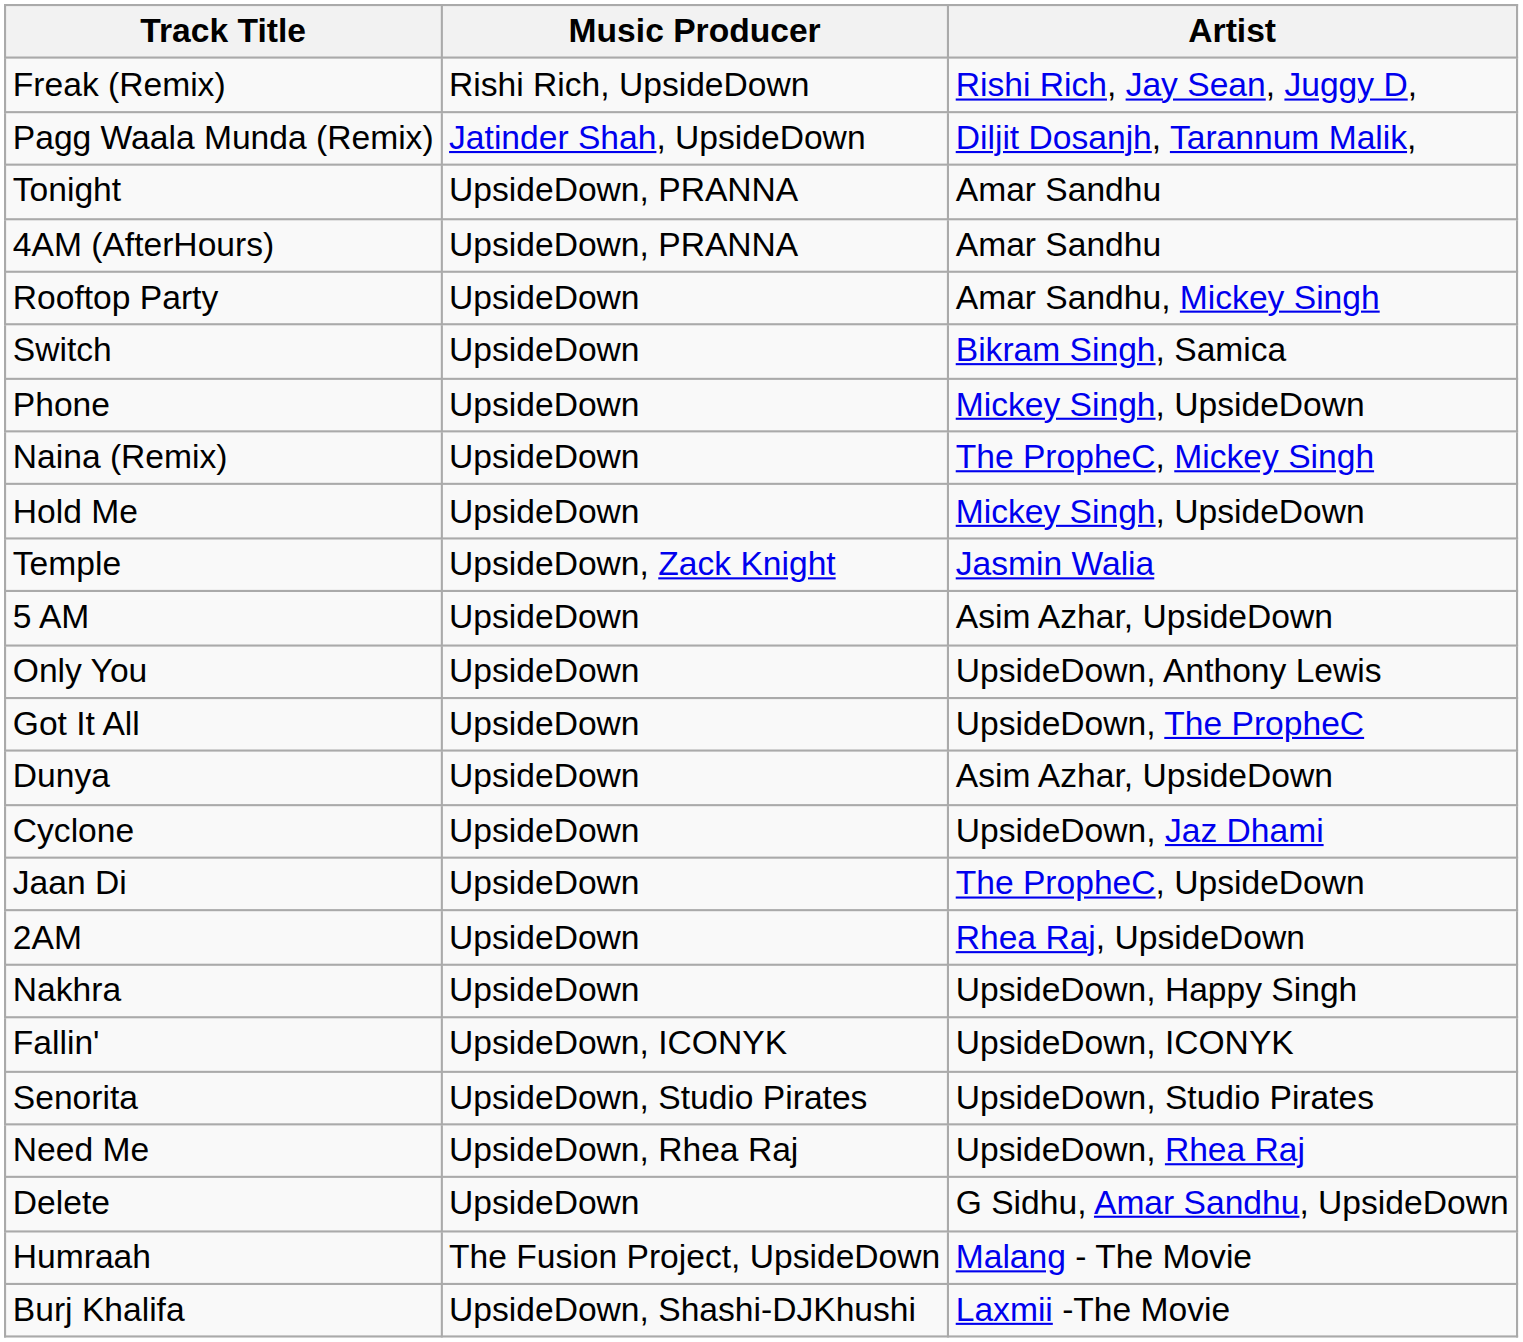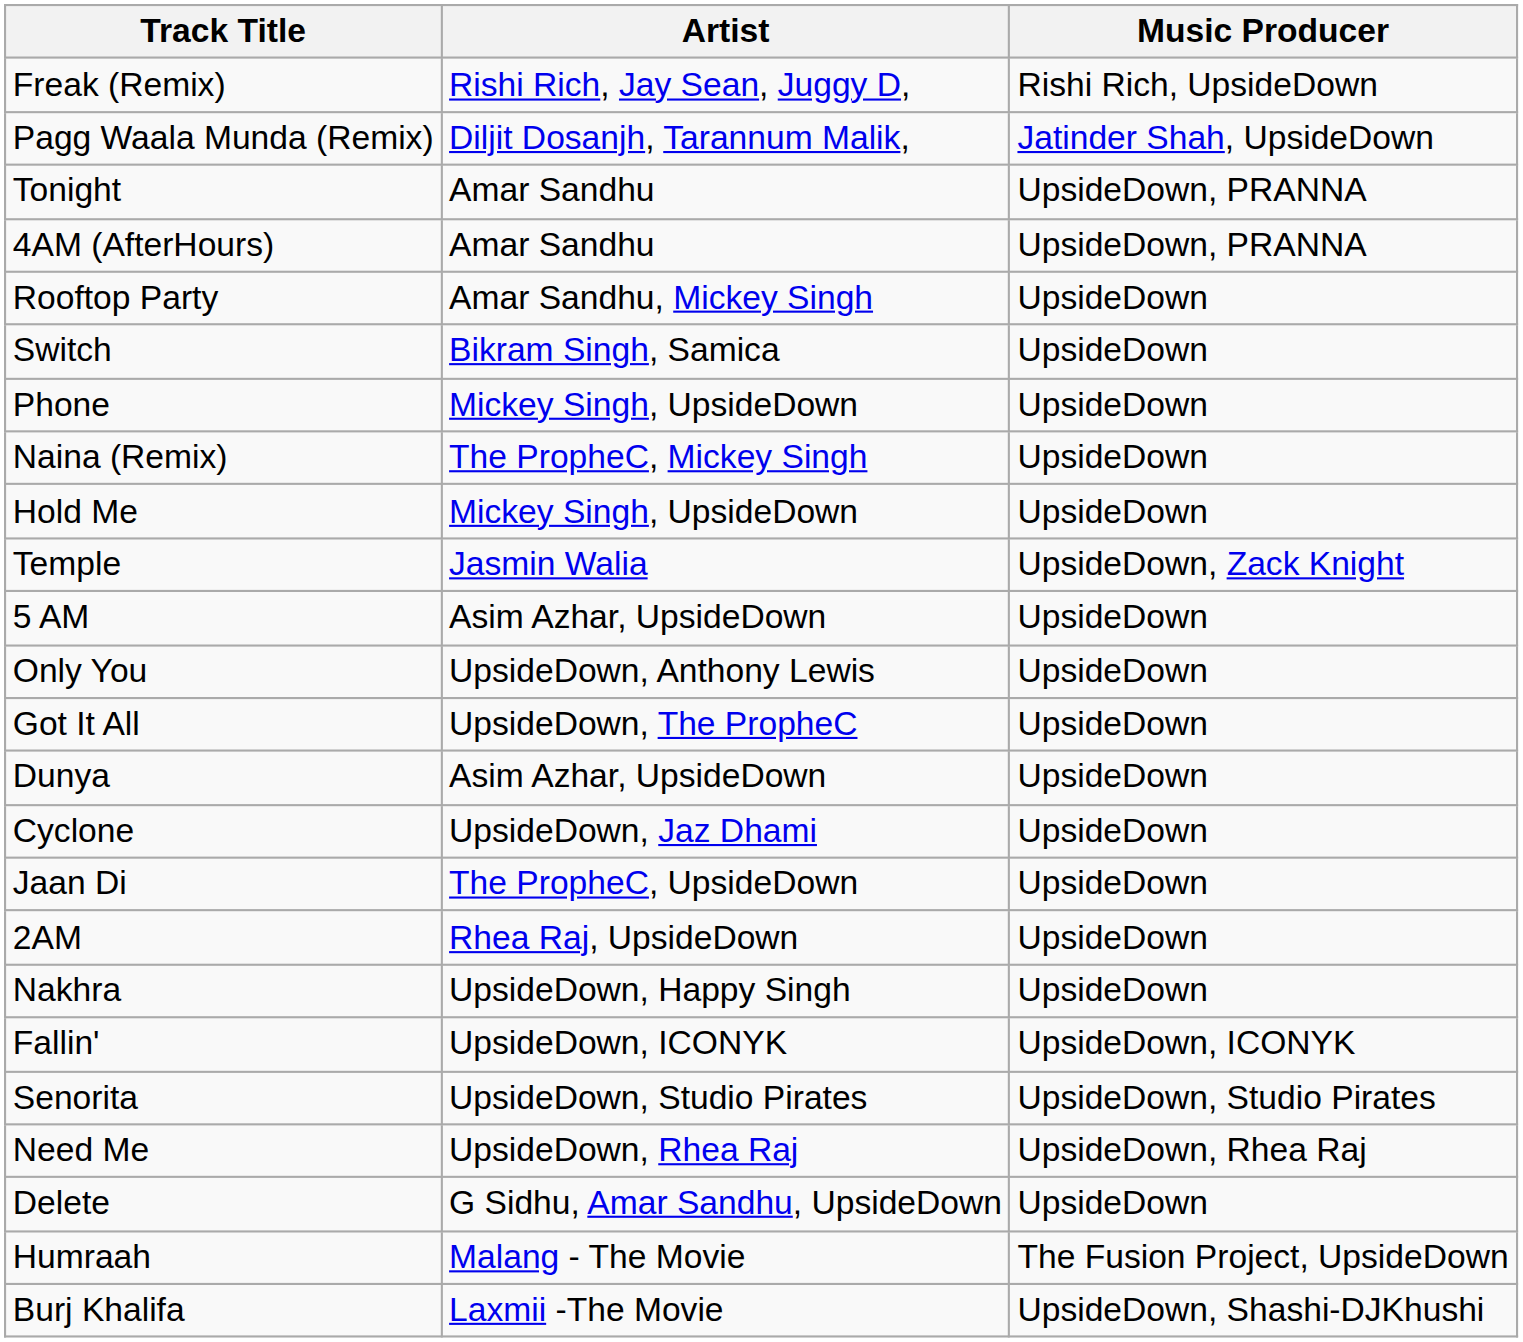columns swapped: (1232, 31) <-> (695, 31)
